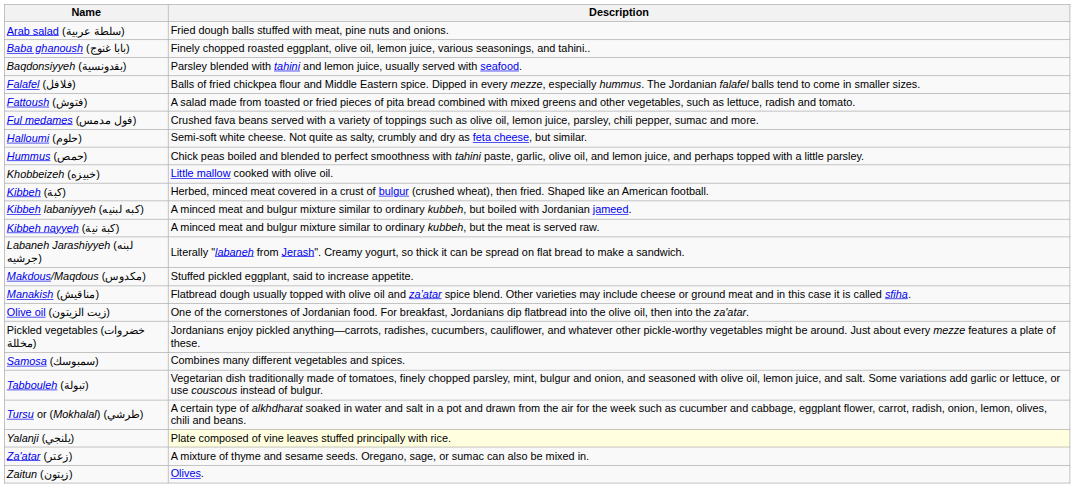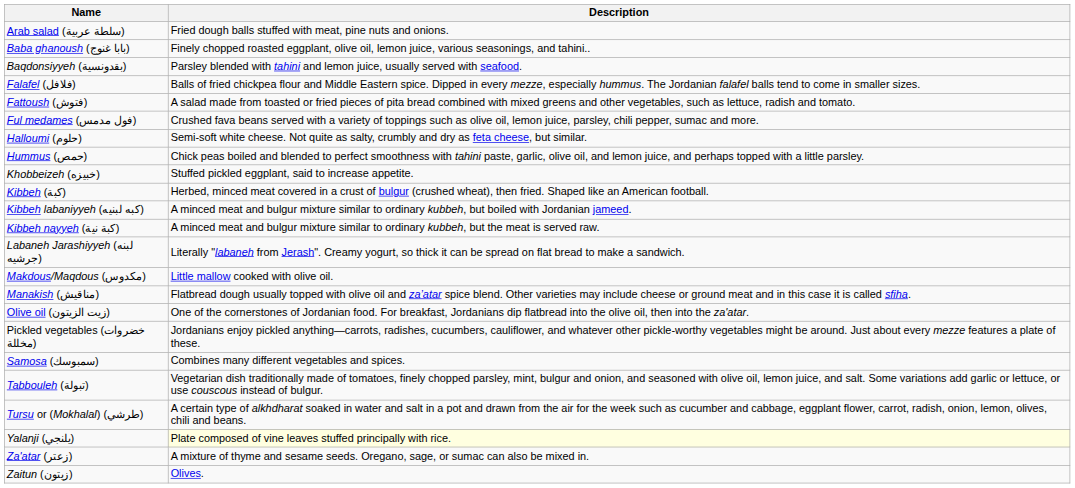(252, 174) Little mallow cooked with olive oil. -> (292, 174) Stuffed pickled eggplant, said to increase appetite.
(292, 276) Stuffed pickled eggplant, said to increase appetite. -> (252, 276) Little mallow cooked with olive oil.
